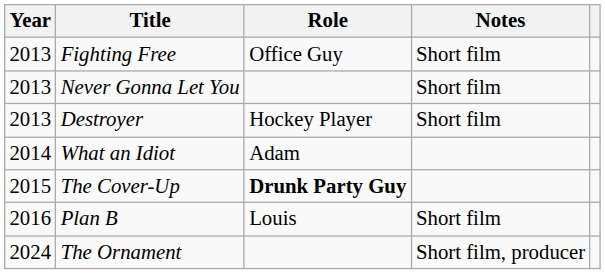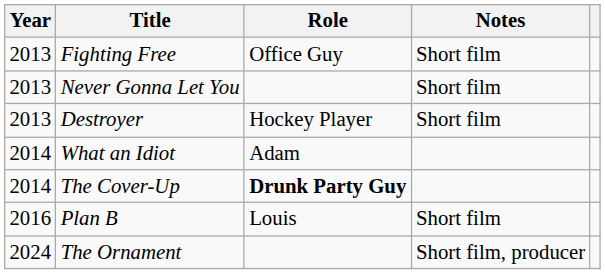(30, 185) 2015 -> (30, 185) 2014
